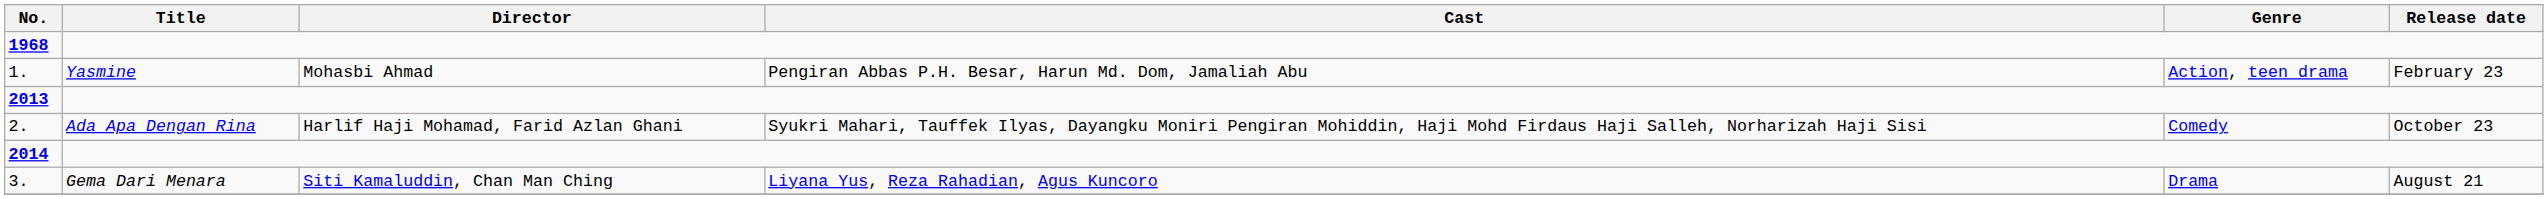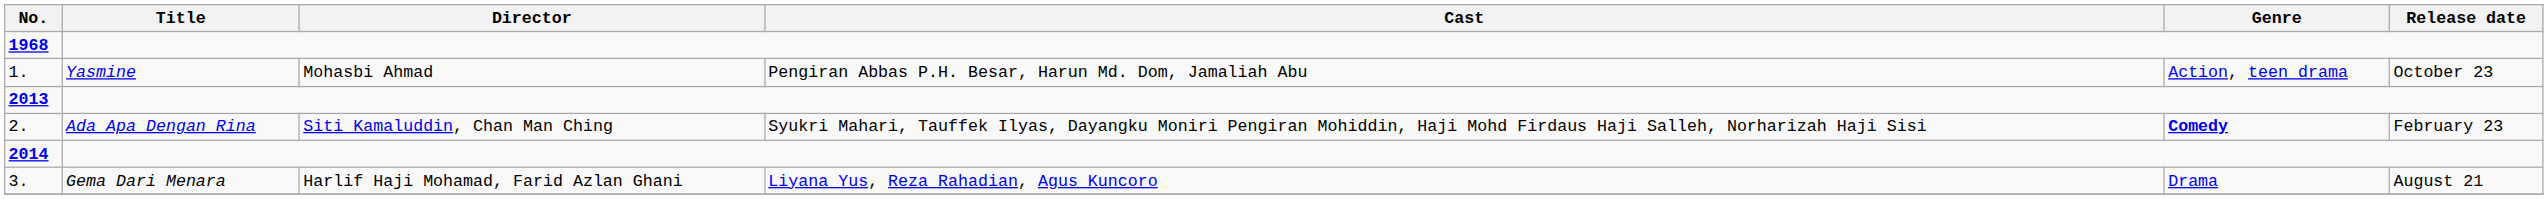(2448, 72) February 23 -> (2443, 72) October 23
(493, 127) Harlif Haji Mohamad, Farid Azlan Ghani -> (458, 127) Siti Kamaluddin, Chan Man Ching
(2198, 127) normal -> (2198, 127) bold
(2443, 127) October 23 -> (2448, 127) February 23
(458, 181) Siti Kamaluddin, Chan Man Ching -> (493, 181) Harlif Haji Mohamad, Farid Azlan Ghani
